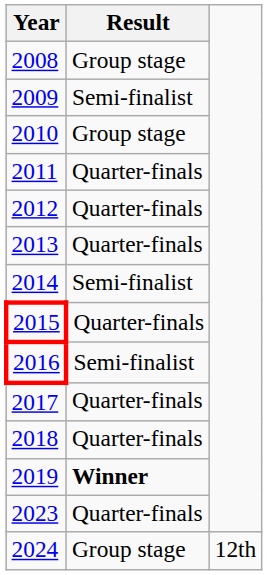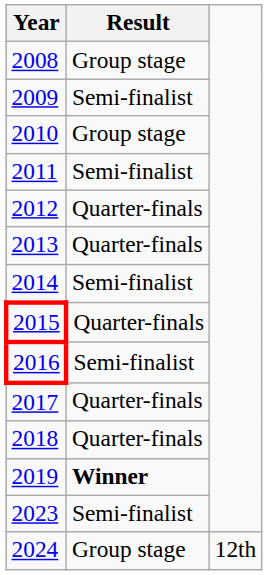(137, 171) Quarter-finals -> (132, 171) Semi-finalist
(137, 513) Quarter-finals -> (132, 513) Semi-finalist
